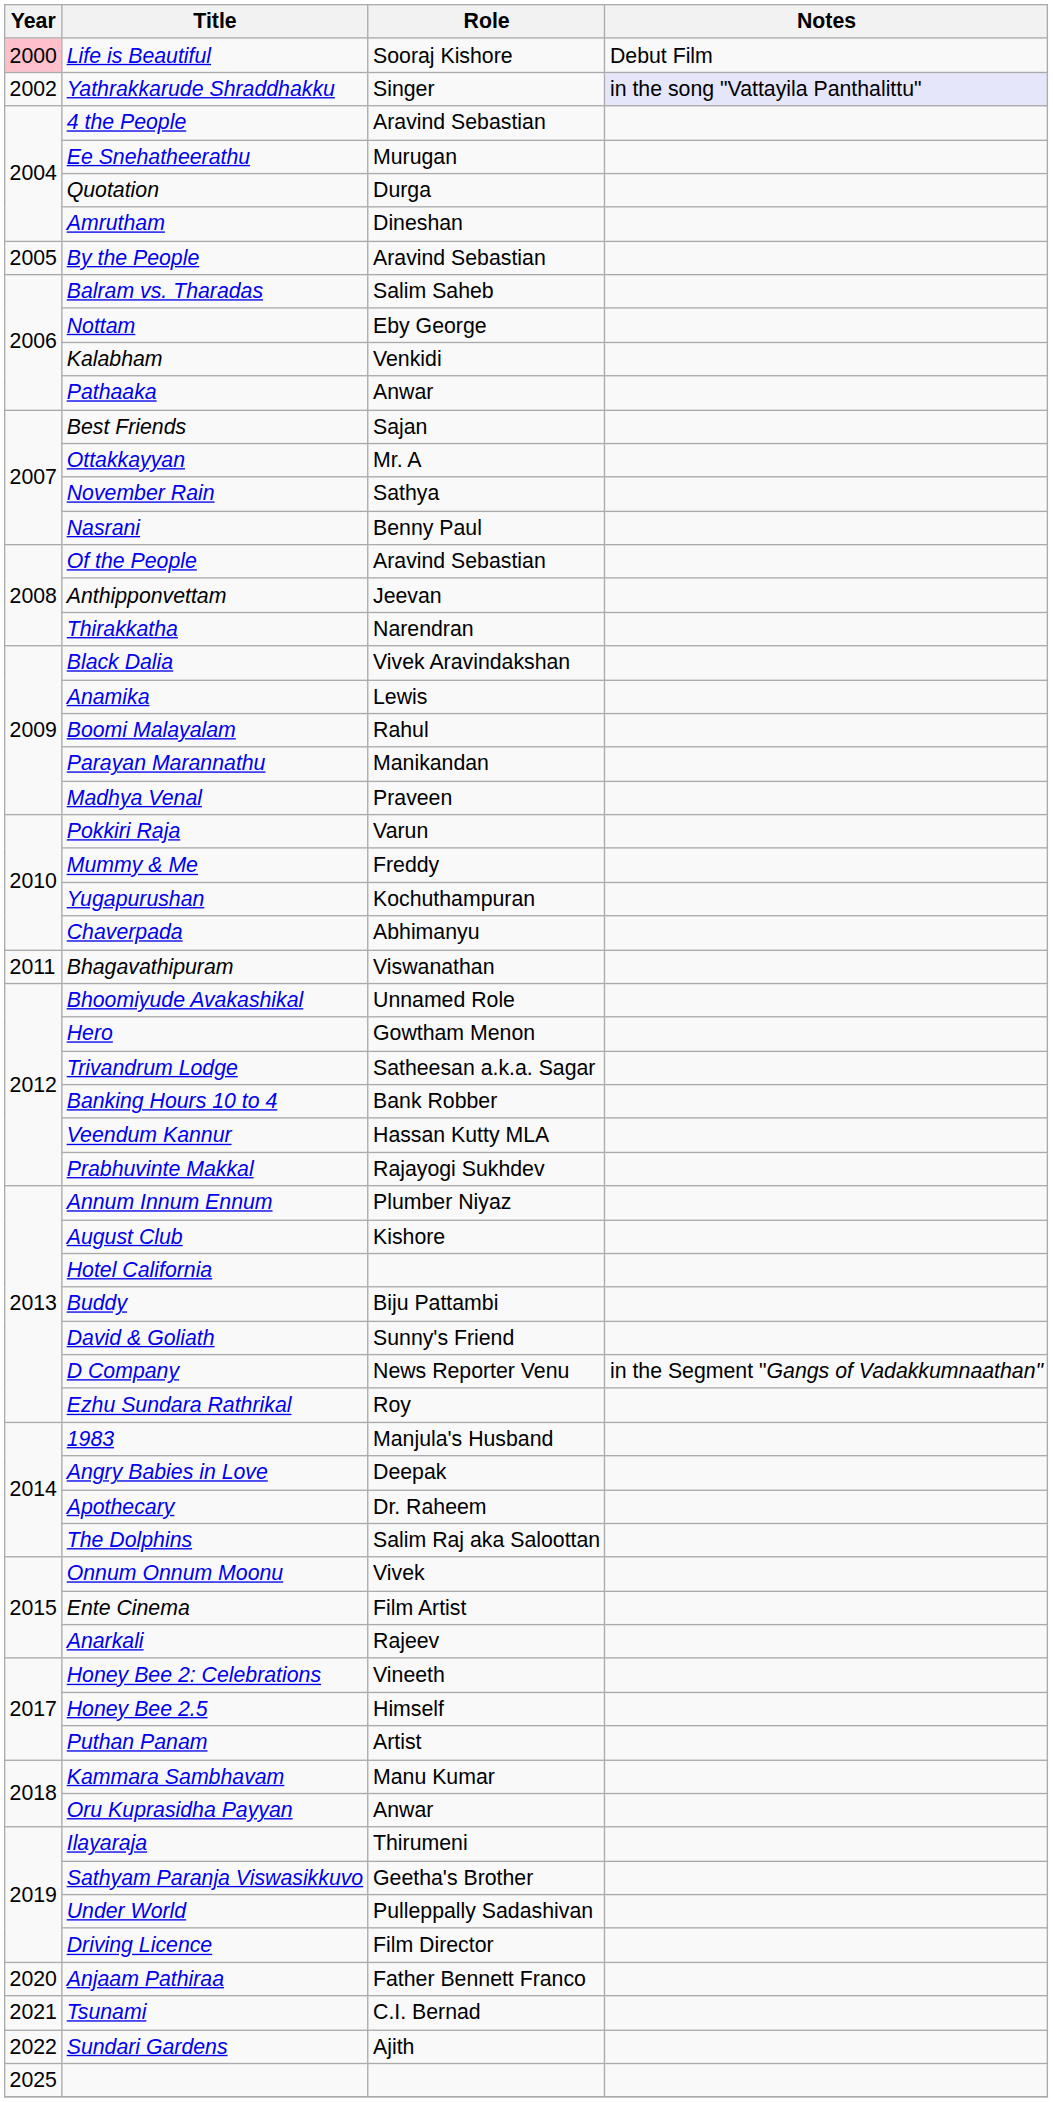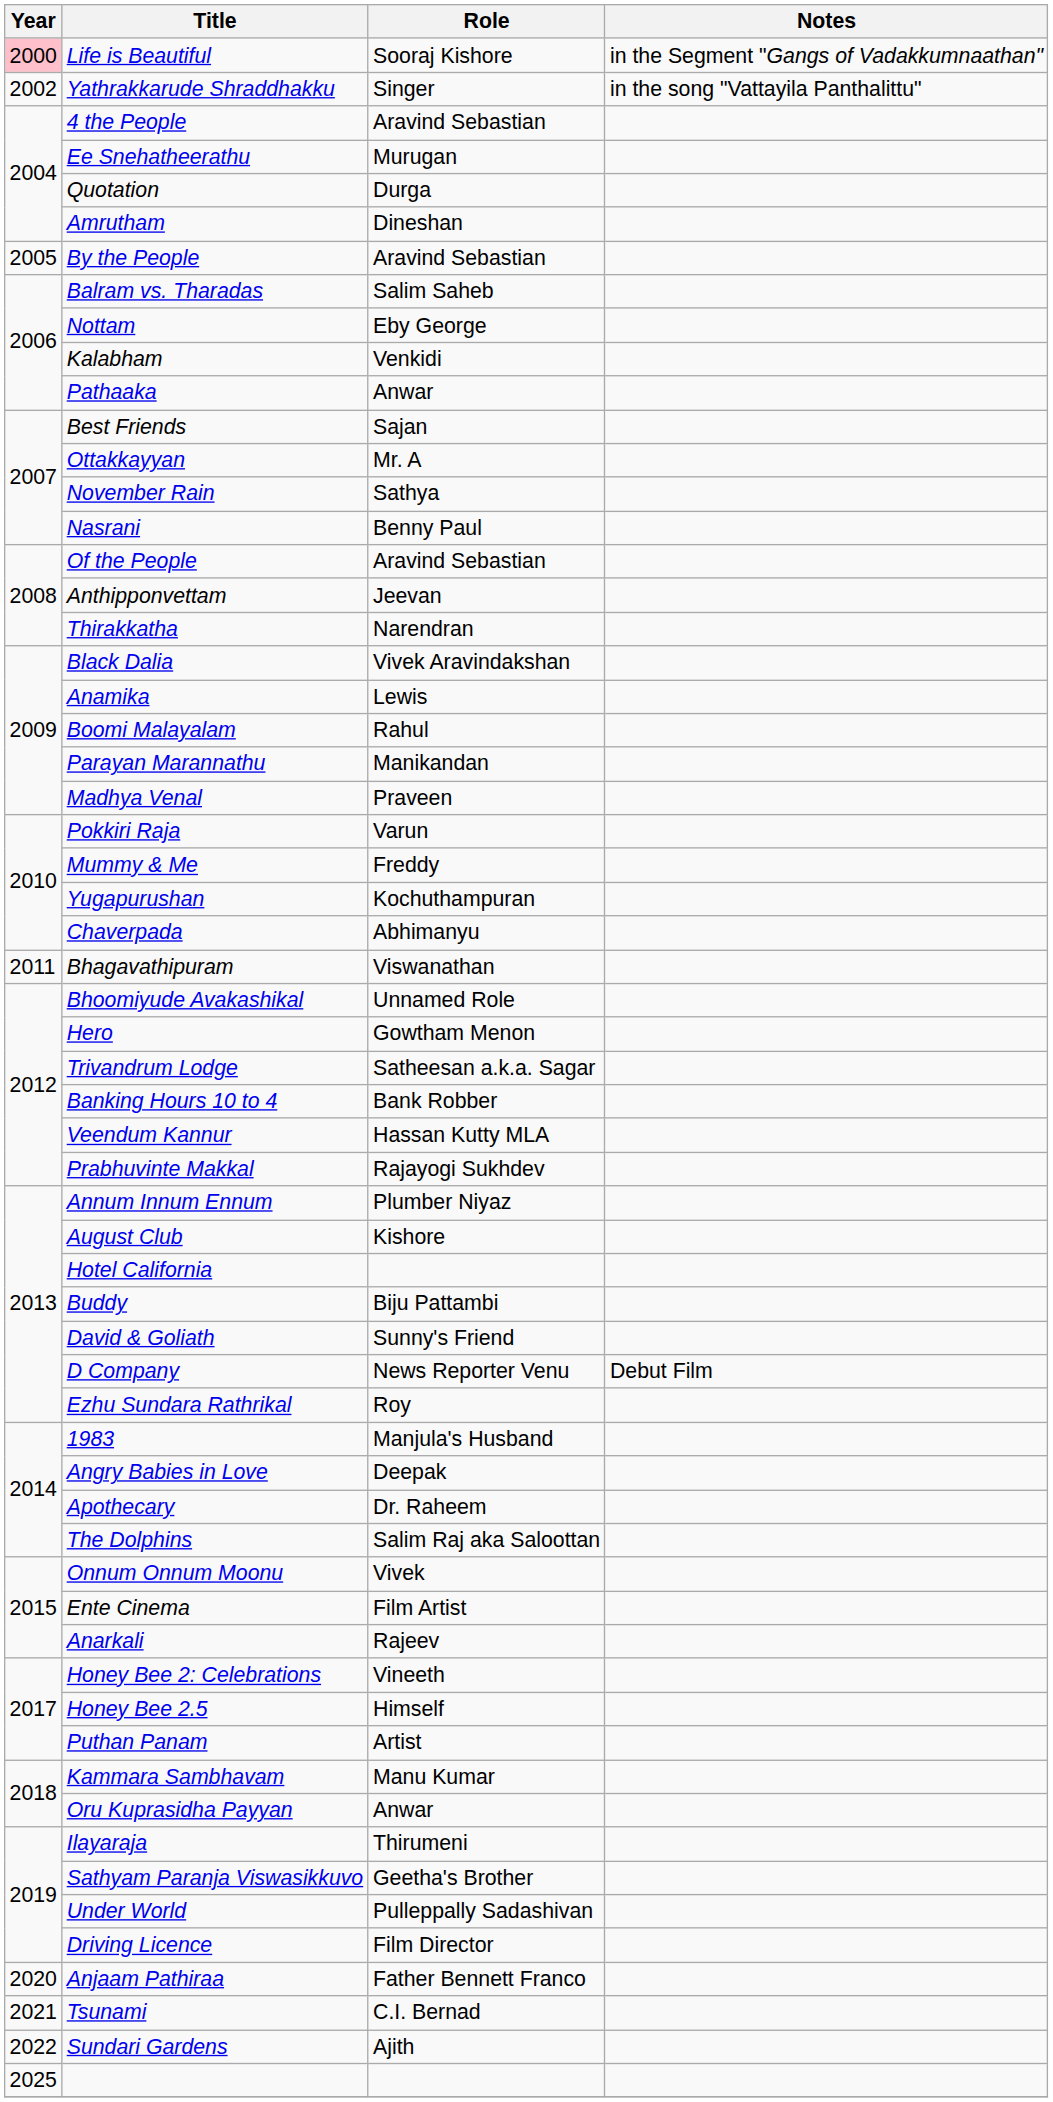(661, 55) Debut Film -> (826, 55) in the Segment "Gangs of Vadakkumnaathan"
(766, 88) lavender background -> (766, 88) no background
(826, 1371) in the Segment "Gangs of Vadakkumnaathan" -> (661, 1371) Debut Film
